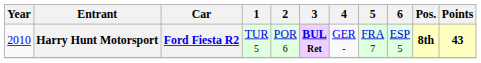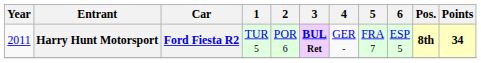(19, 41) 2010 -> (19, 41) 2011
(458, 41) 43 -> (458, 41) 34
